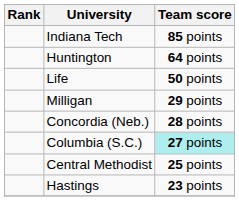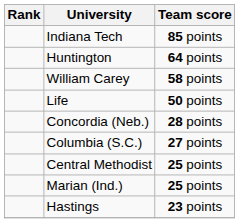+ row: (88, 79)
- row: (69, 100)
(195, 143) paleturquoise background -> (195, 143) no background
+ row: (85, 185)
